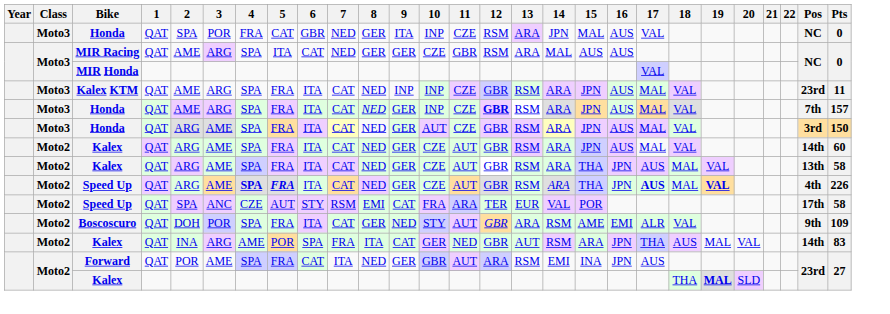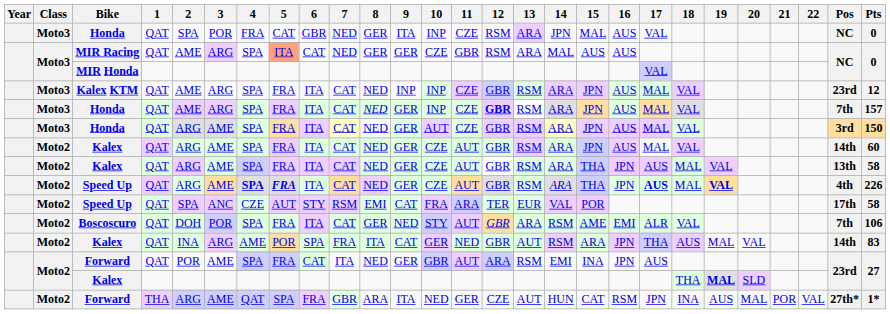(283, 52) no background -> (284, 52) lightsalmon background
(840, 90) 11 -> (874, 90) 12
(813, 223) 9th -> (845, 223) 7th
(840, 223) 109 -> (874, 223) 106
+ row: (107, 299)
